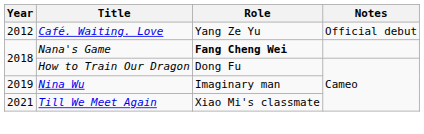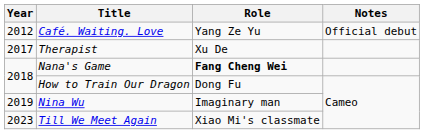+ row: (68, 49)
(20, 102) 2021 -> (20, 120) 2023
